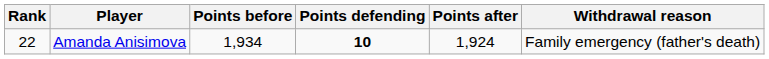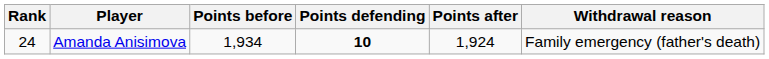(27, 41) 22 -> (27, 41) 24
